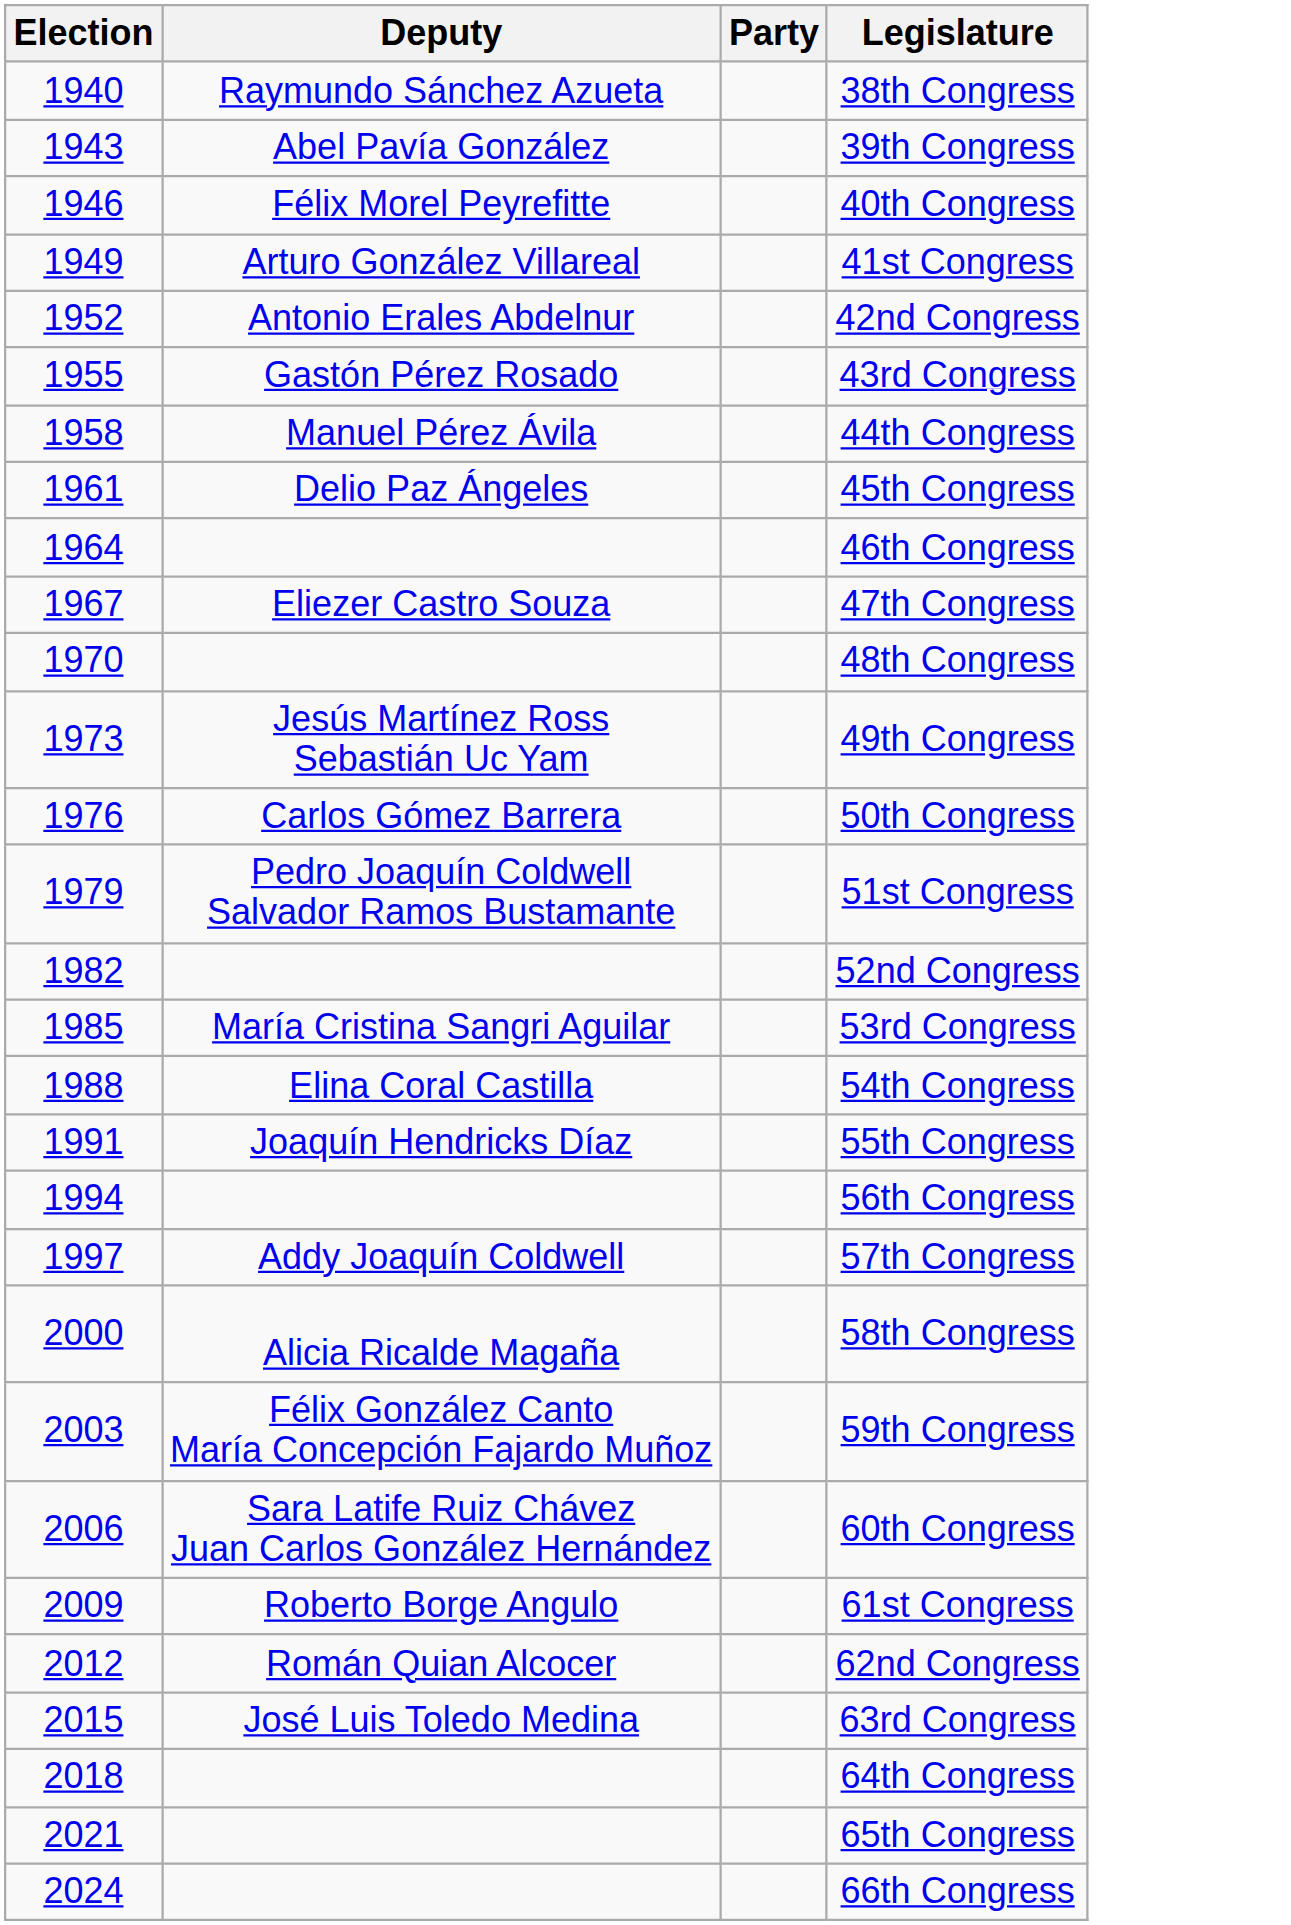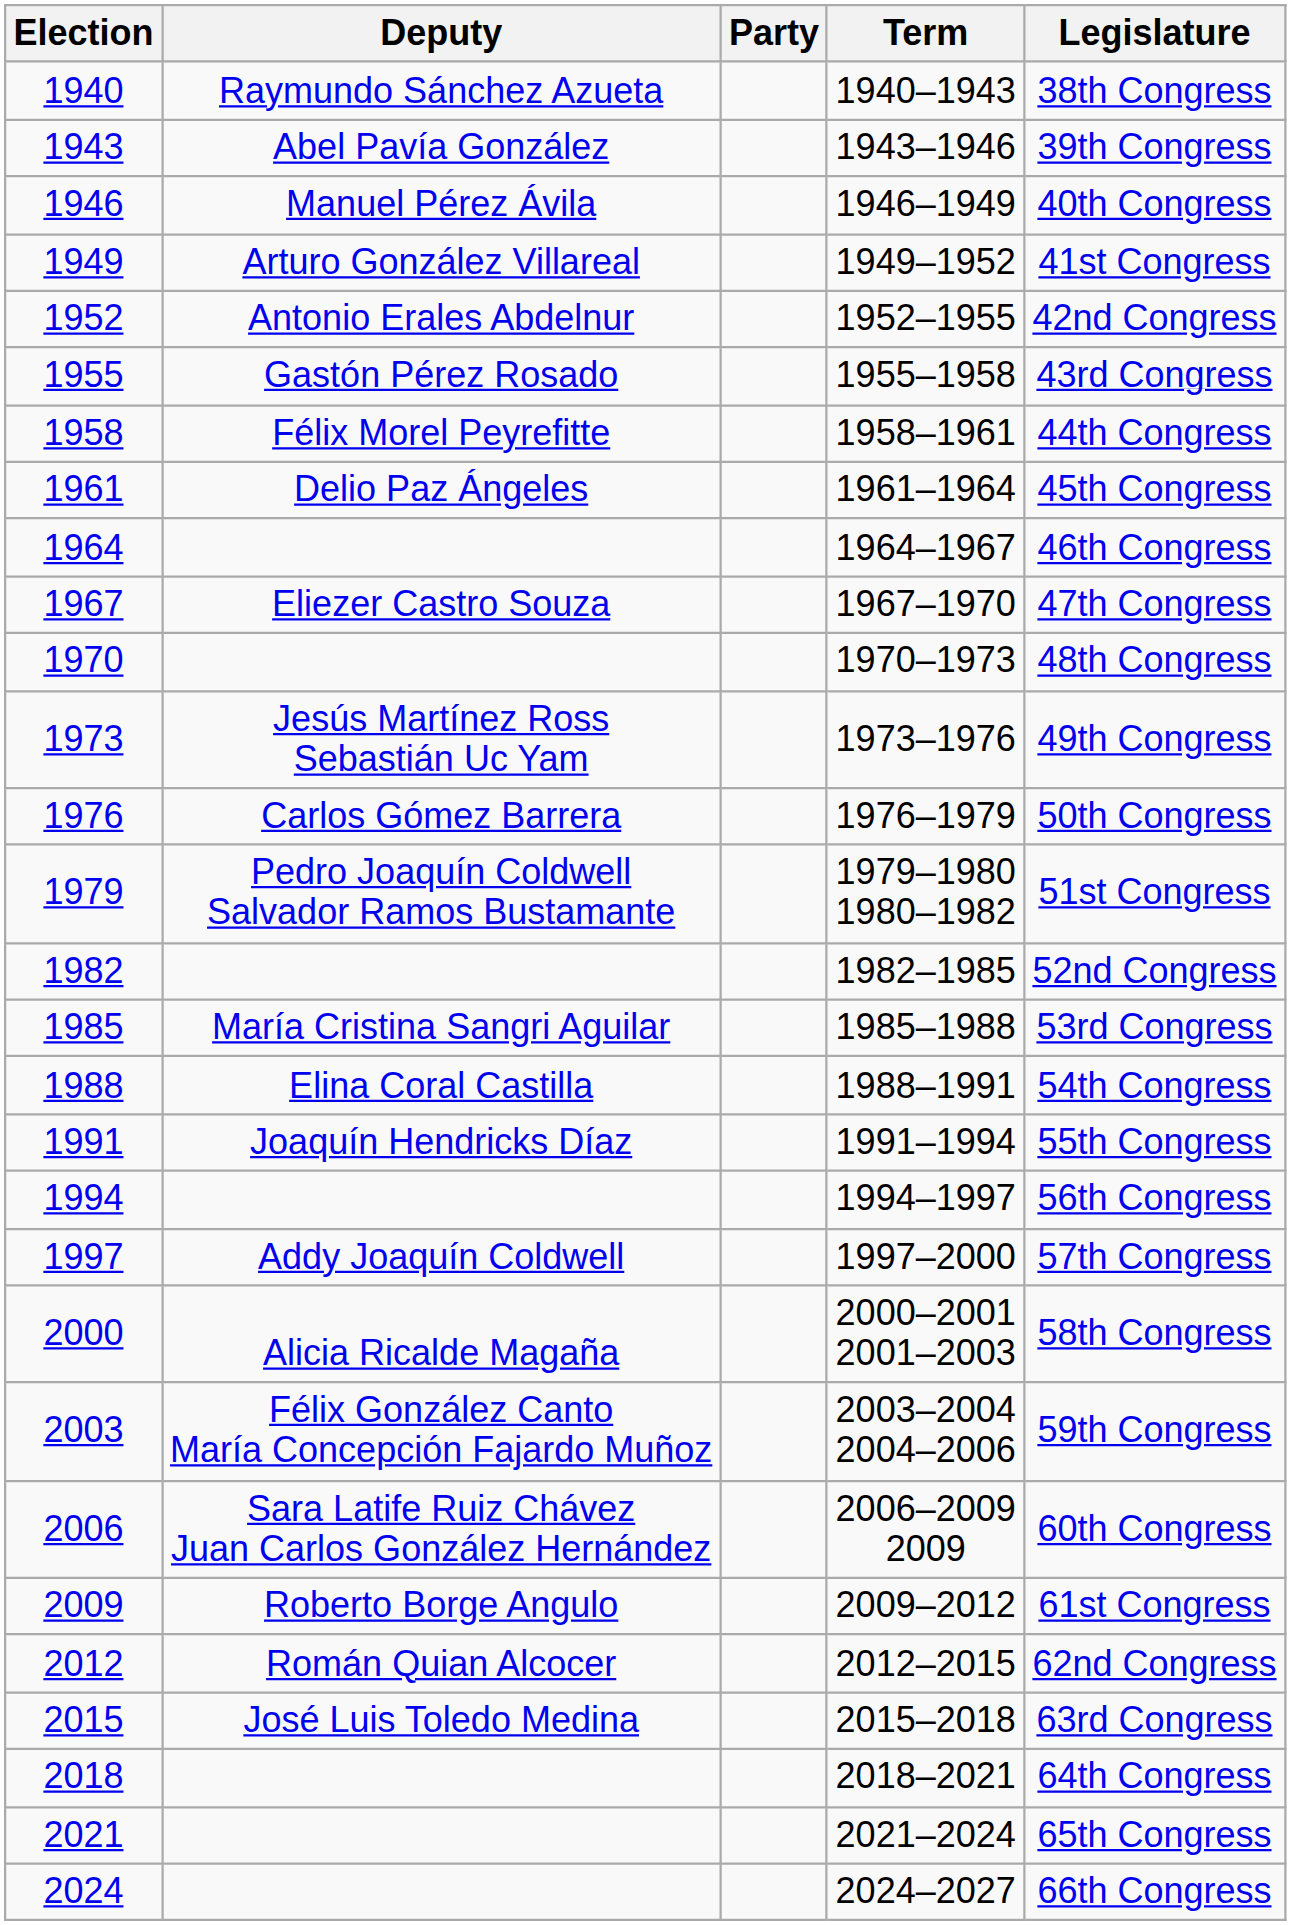+ column: (926, 33)
(441, 204) Félix Morel Peyrefitte -> (441, 204) Manuel Pérez Ávila
(441, 432) Manuel Pérez Ávila -> (441, 432) Félix Morel Peyrefitte
